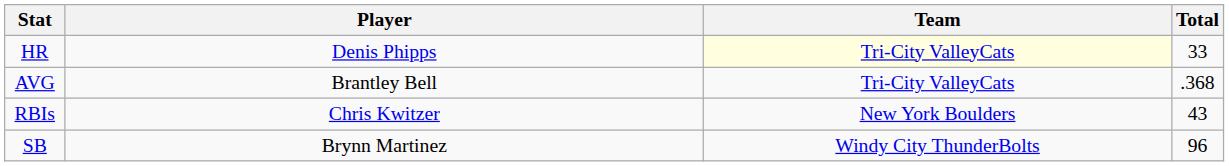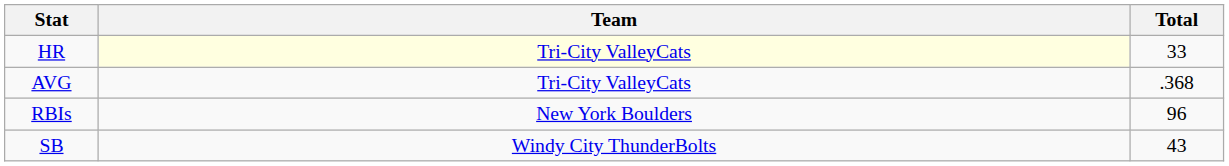- column: (384, 20)
(1197, 113) 43 -> (1177, 113) 96
(1197, 144) 96 -> (1177, 144) 43
